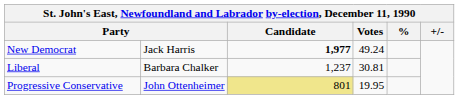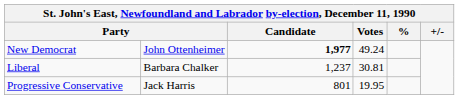(169, 49) Jack Harris -> (184, 49) John Ottenheimer
(184, 85) John Ottenheimer -> (169, 85) Jack Harris
(342, 85) khaki background -> (342, 85) no background
